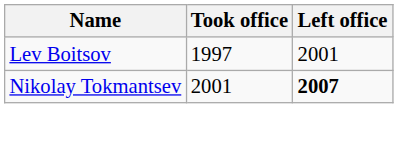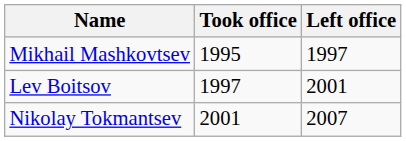+ row: (100, 53)
(318, 86) bold -> (327, 119) normal
